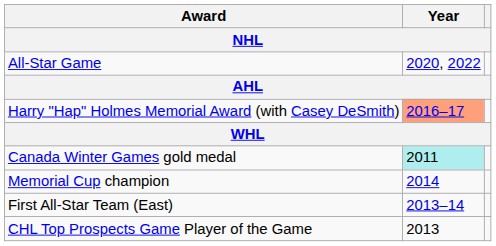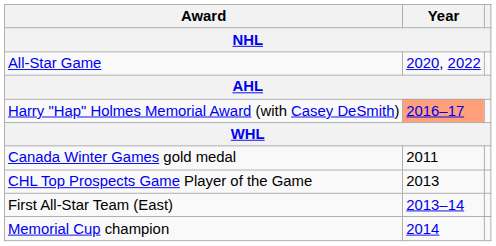(422, 157) paleturquoise background -> (422, 157) no background
rows swapped: (160, 228) <-> (89, 181)
